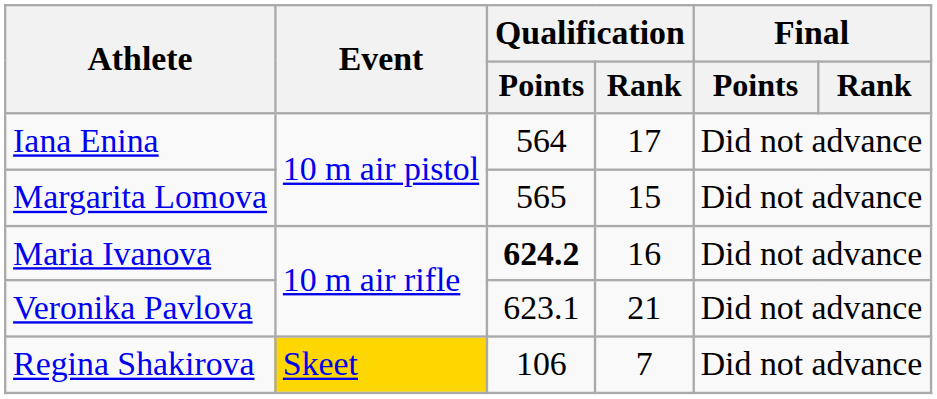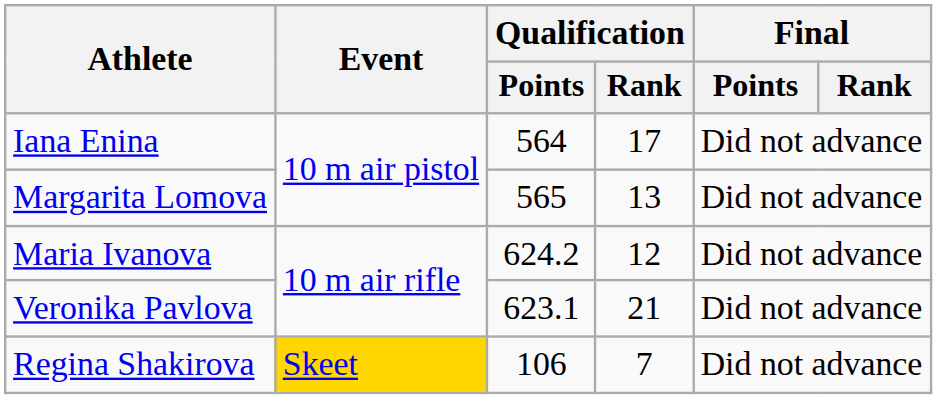(644, 197) 15 -> (644, 197) 13
(541, 253) bold -> (541, 253) normal
(644, 253) 16 -> (644, 253) 12
